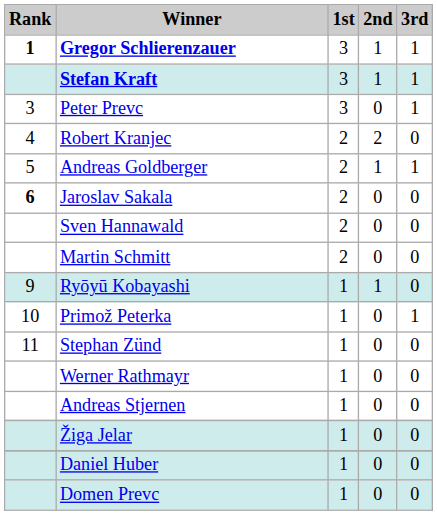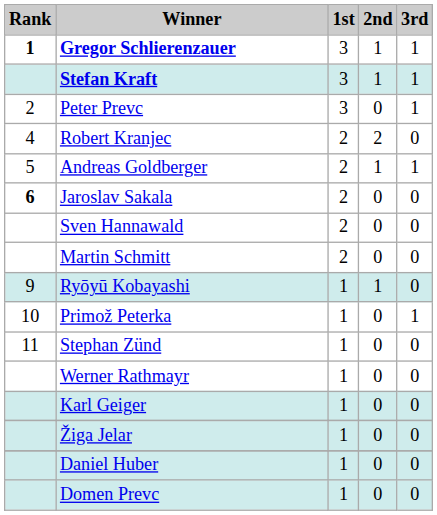(30, 108) 3 -> (30, 108) 2
- row: (123, 405)
+ row: (103, 405)
